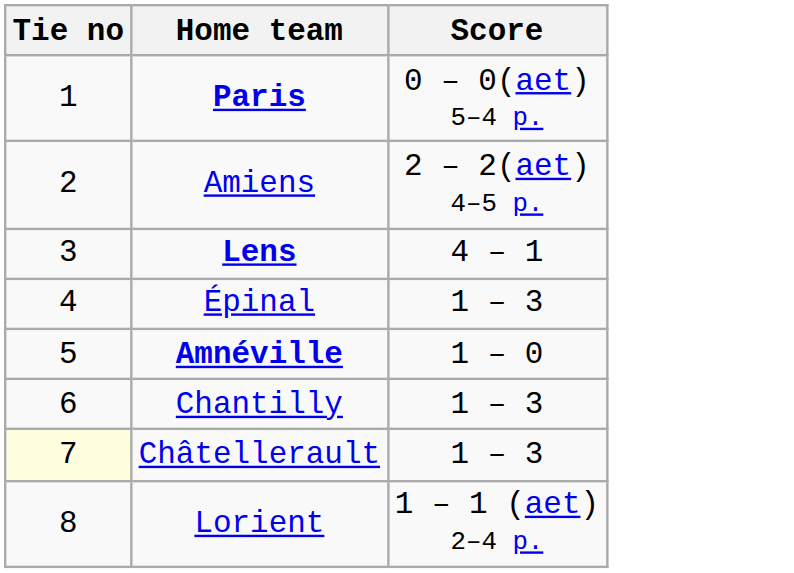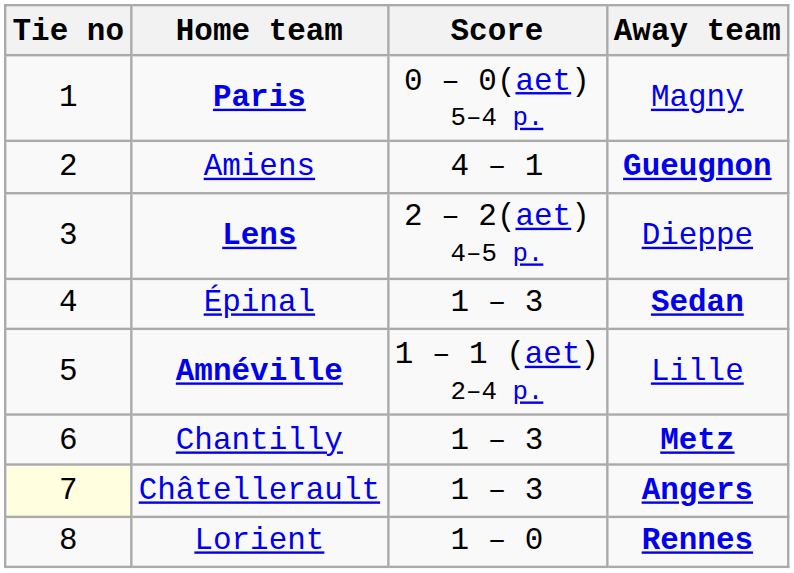+ column: (697, 30)
(497, 184) 2 – 2(aet) 4–5 p. -> (497, 167) 4 – 1
(497, 253) 4 – 1 -> (497, 234) 2 – 2(aet) 4–5 p.
(497, 354) 1 – 0 -> (497, 371) 1 – 1 (aet) 2–4 p.
(497, 522) 1 – 1 (aet) 2–4 p. -> (497, 541) 1 – 0
